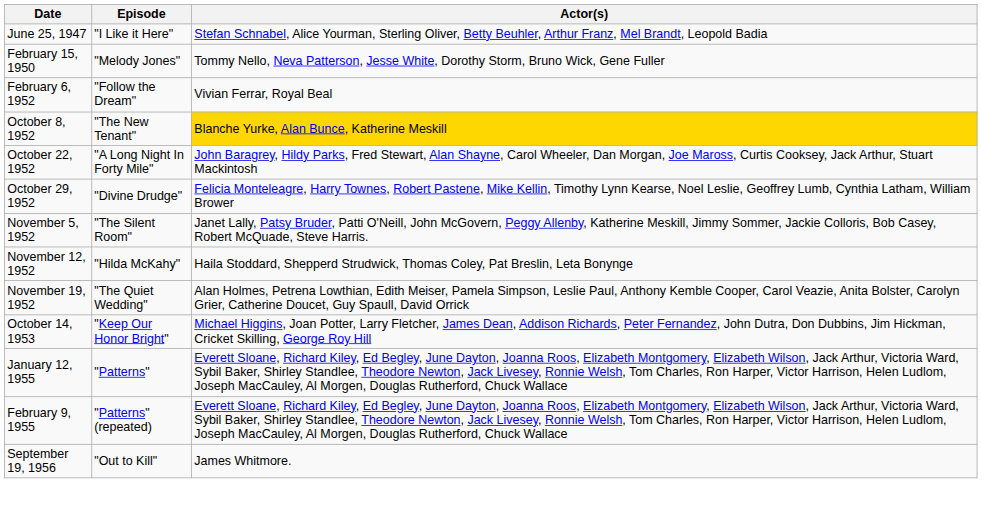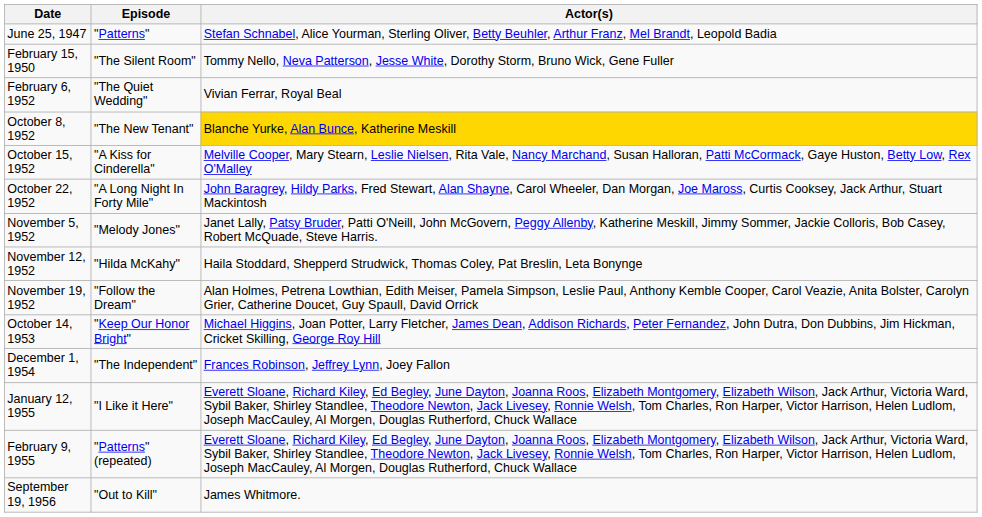(134, 34) "I Like it Here" -> (122, 34) "Patterns"
(137, 61) "Melody Jones" -> (145, 61) "The Silent Room"
(125, 94) "Follow the Dream" -> (124, 94) "The Quiet Wedding"
+ row: (40, 162)
- row: (40, 196)
(125, 230) "The Silent Room" -> (137, 230) "Melody Jones"
(124, 297) "The Quiet Wedding" -> (125, 297) "Follow the Dream"
+ row: (43, 365)
(122, 372) "Patterns" -> (133, 406) "I Like it Here"
